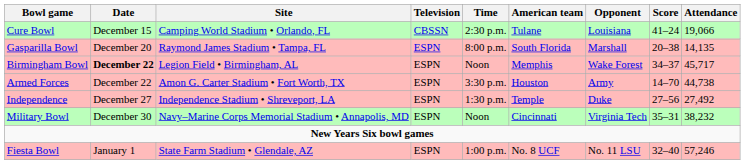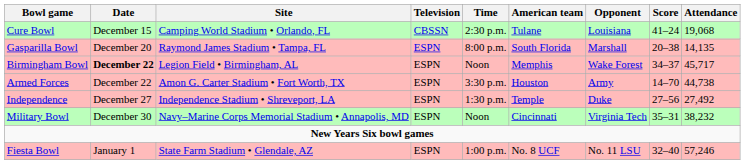(699, 30) 19,066 -> (699, 30) 19,068
